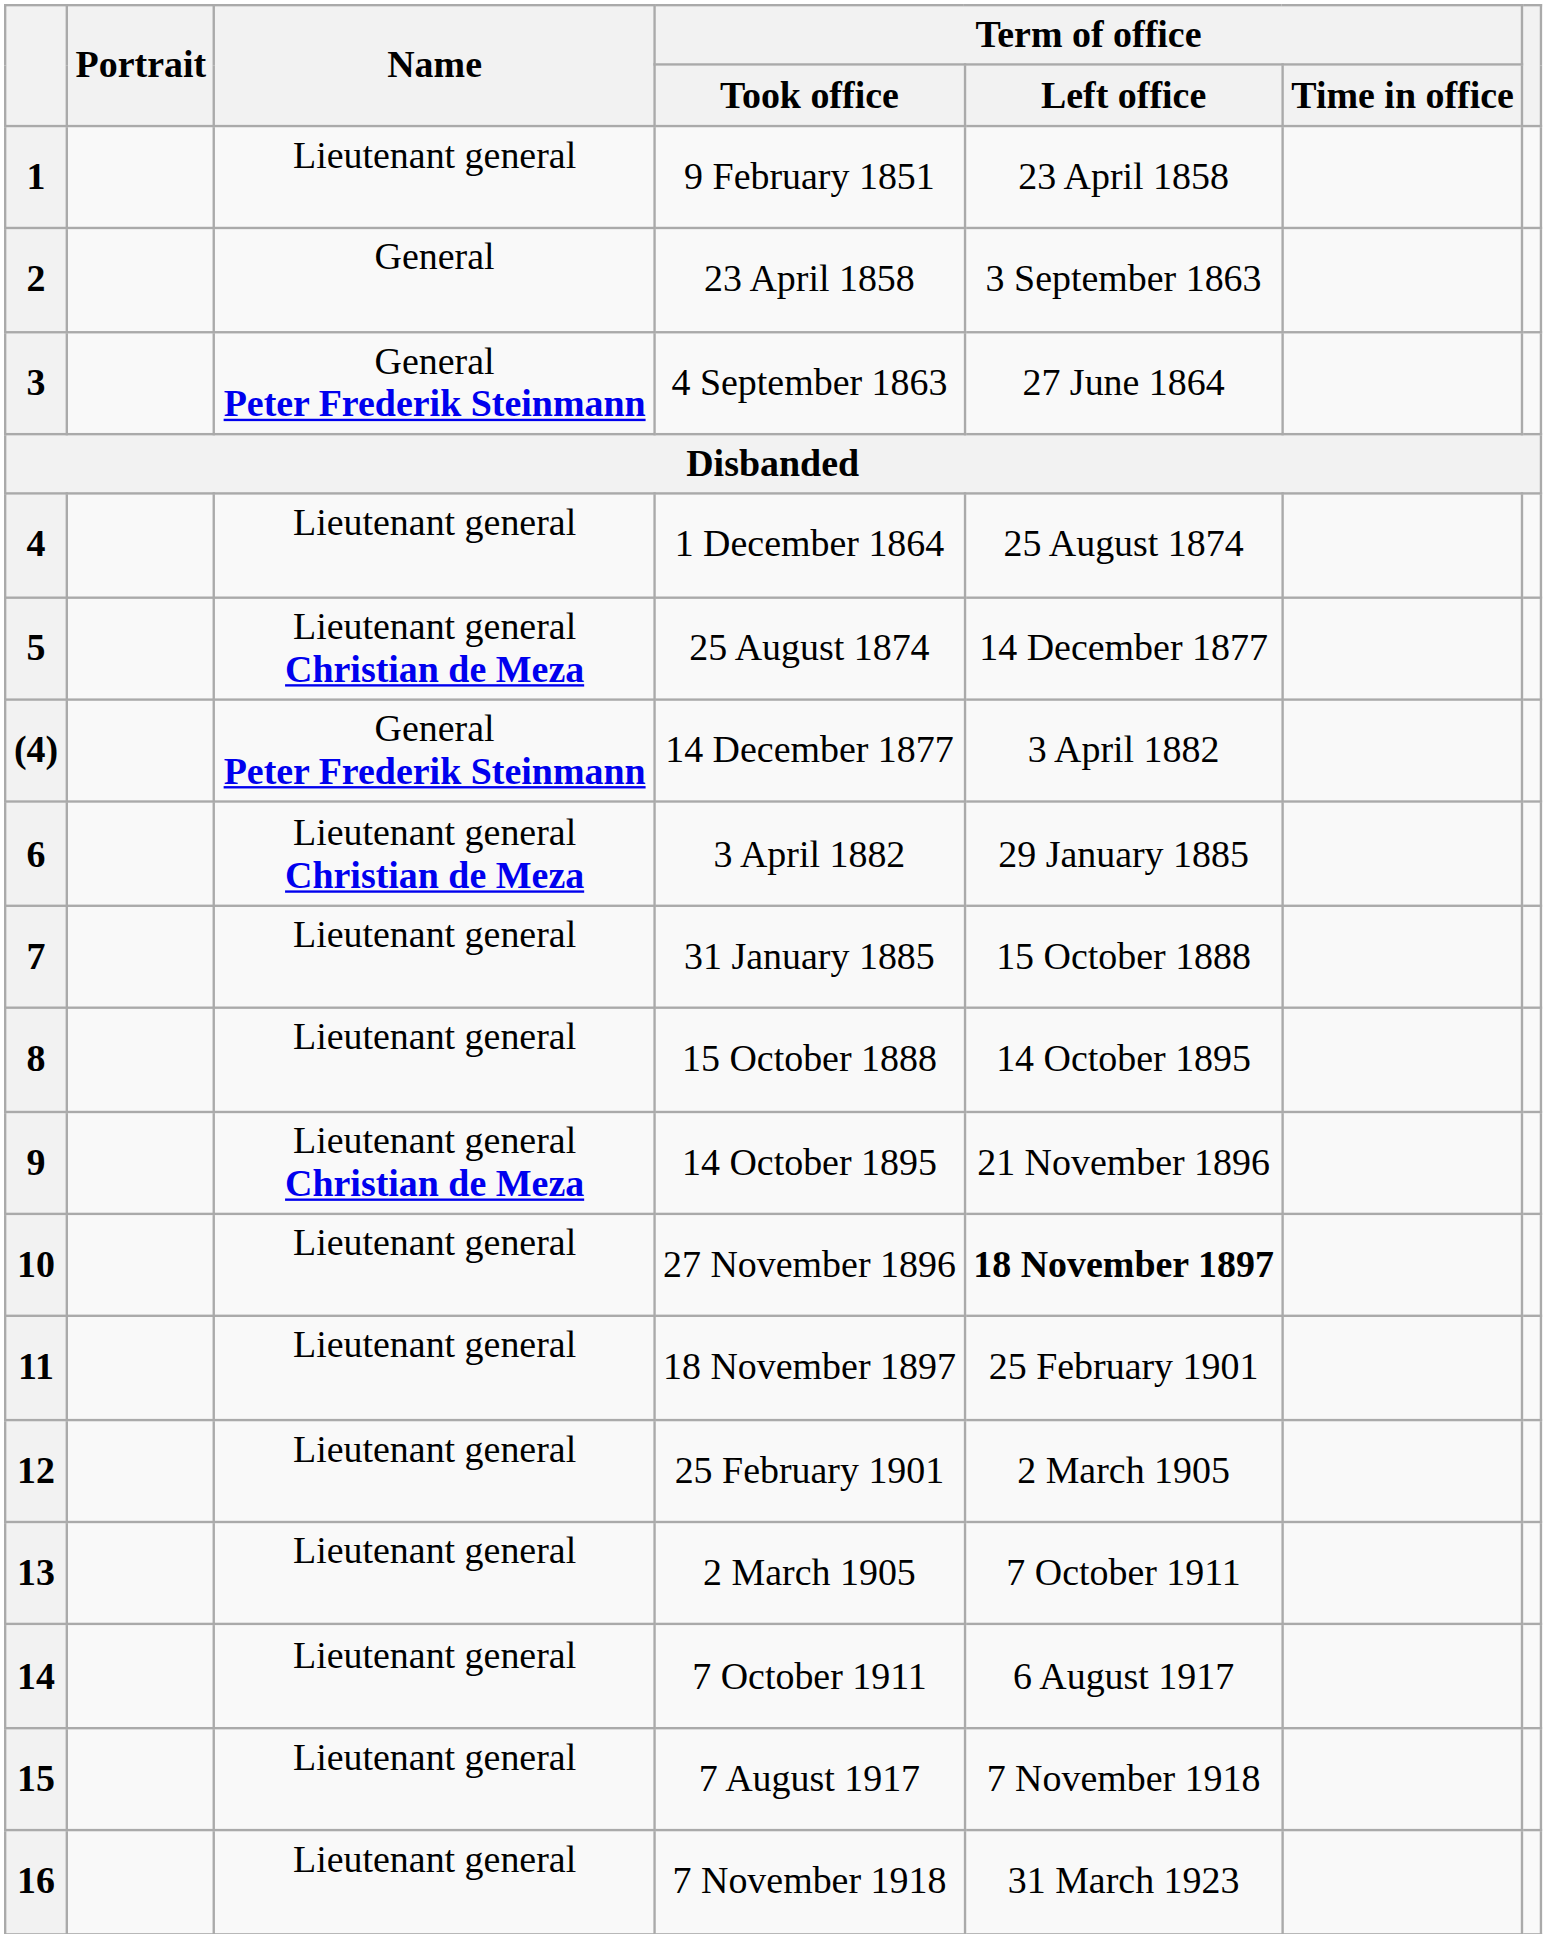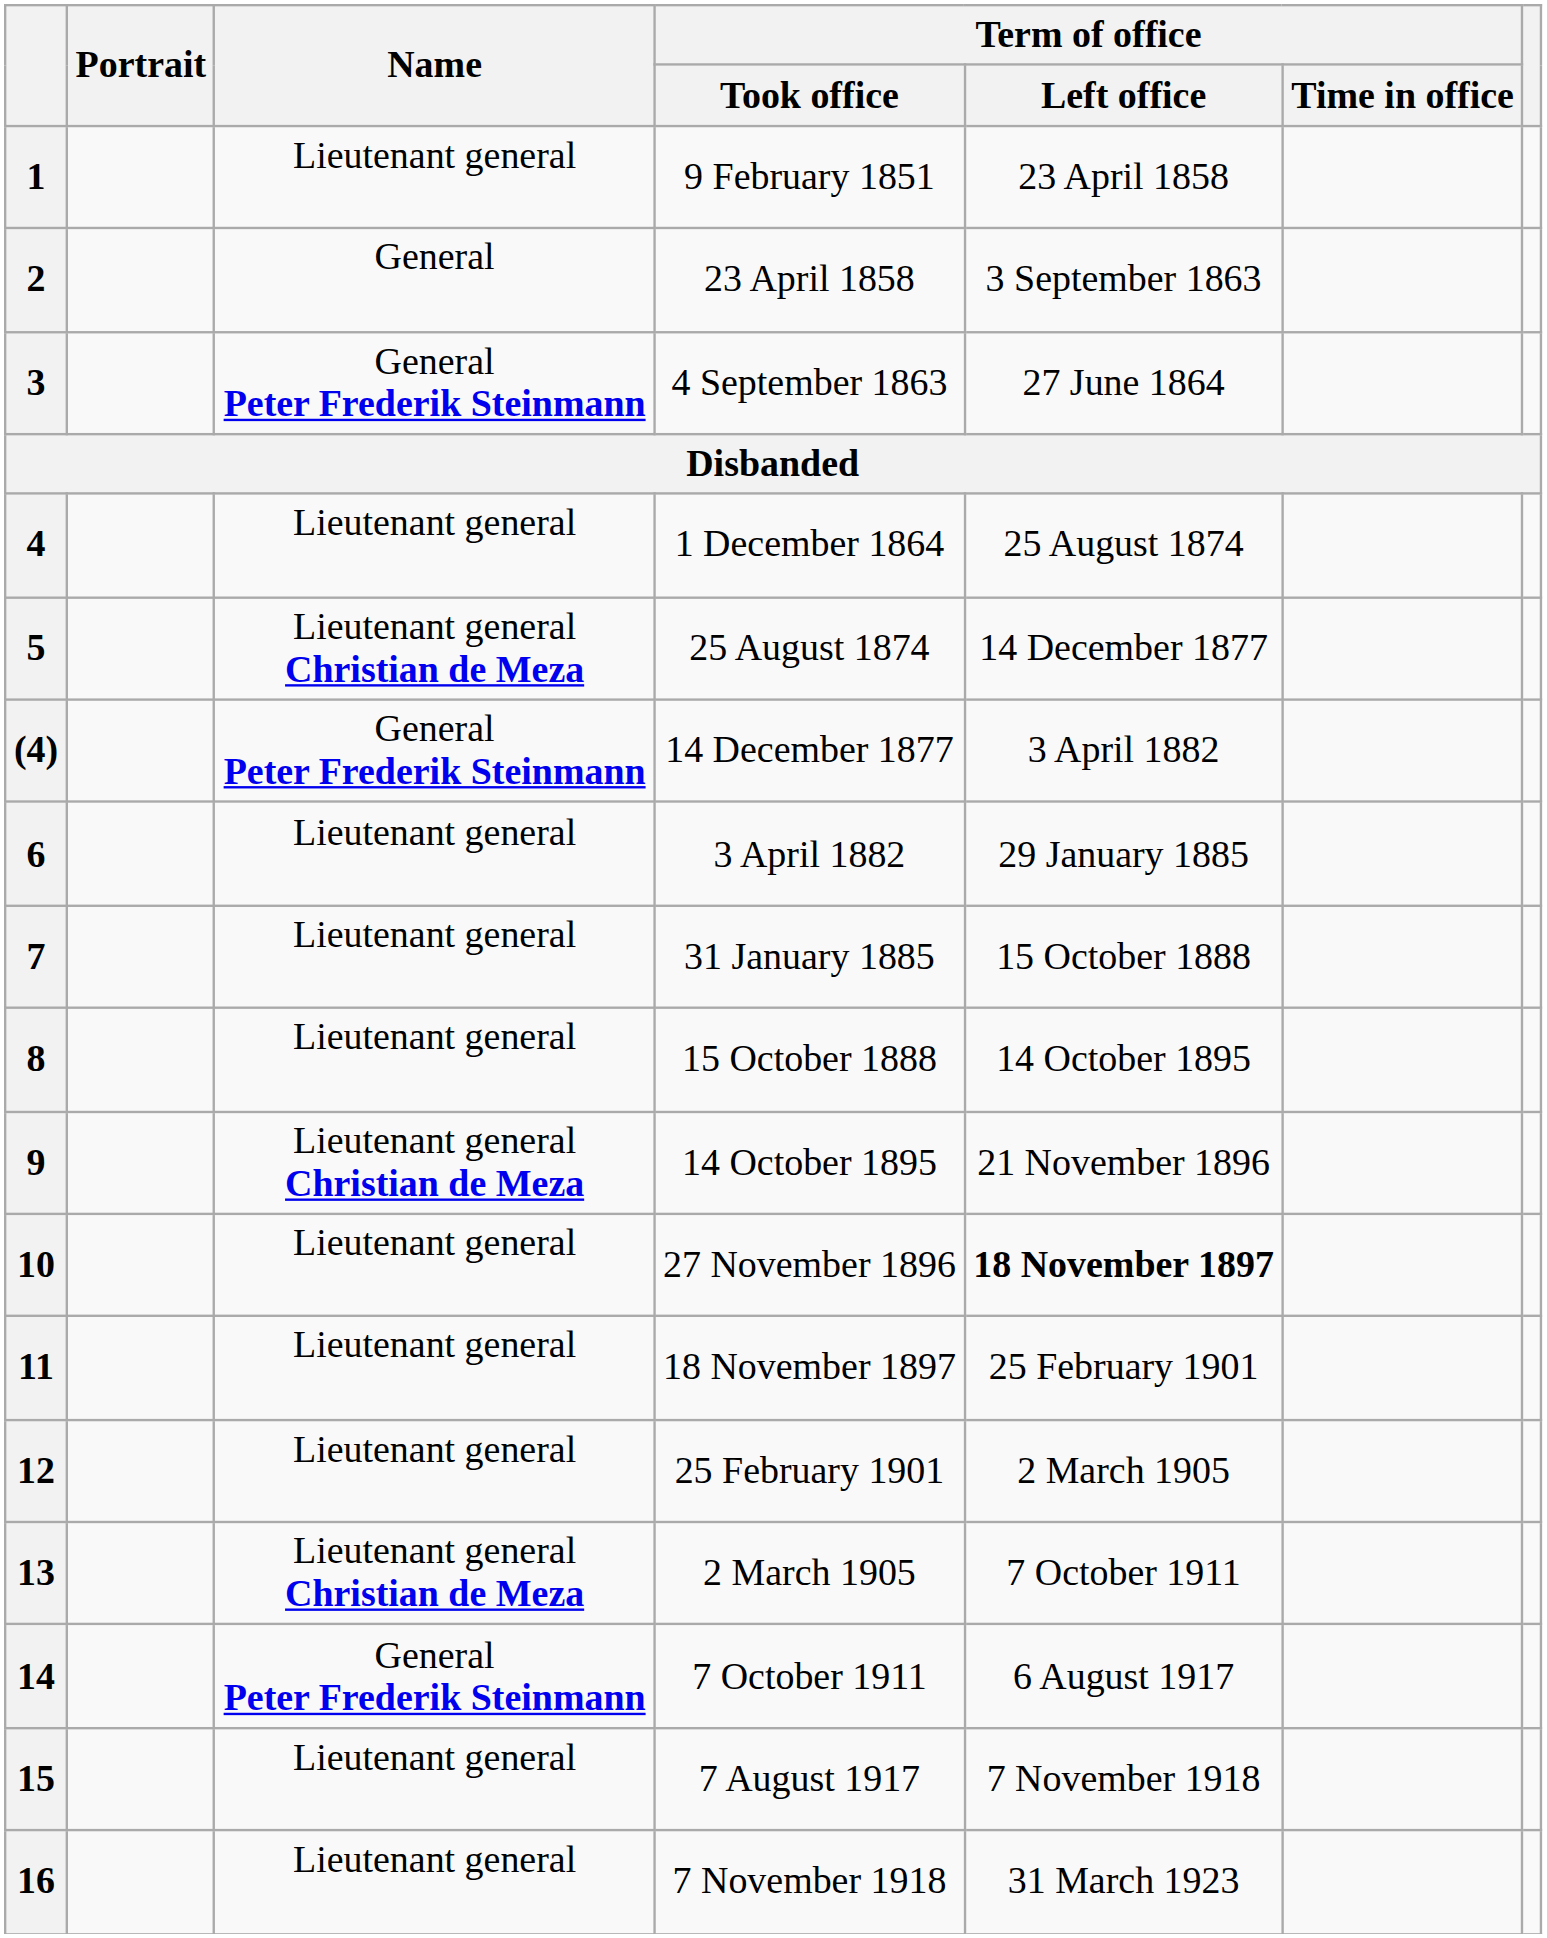(435, 853) Lieutenant general Christian de Meza -> (435, 831) Lieutenant general
(435, 1551) Lieutenant general -> (435, 1572) Lieutenant general Christian de Meza
(435, 1654) Lieutenant general -> (435, 1675) General Peter Frederik Steinmann
